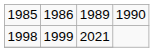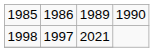(59, 36) 1999 -> (59, 36) 1997
